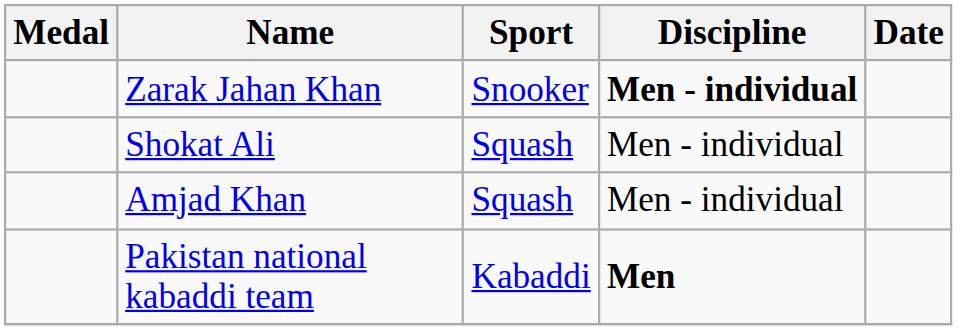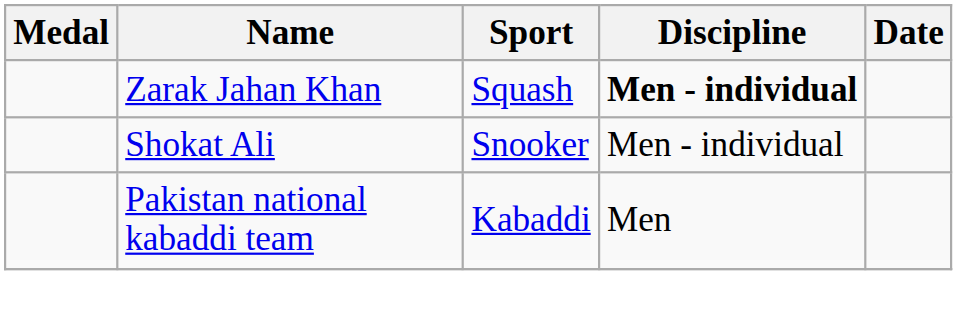(530, 88) Snooker -> (522, 88) Squash
(522, 144) Squash -> (530, 144) Snooker
- row: (216, 199)
(641, 275) bold -> (639, 219) normal
